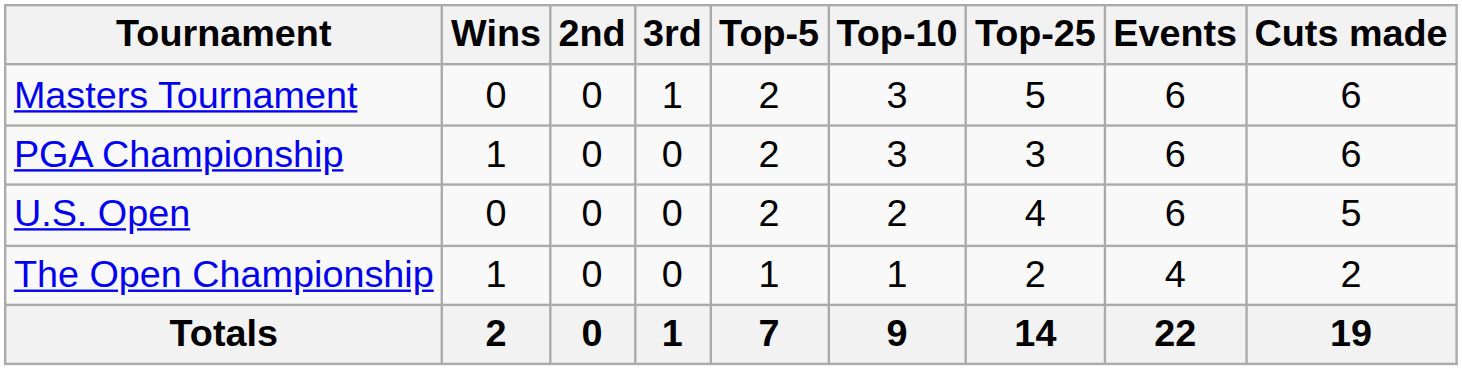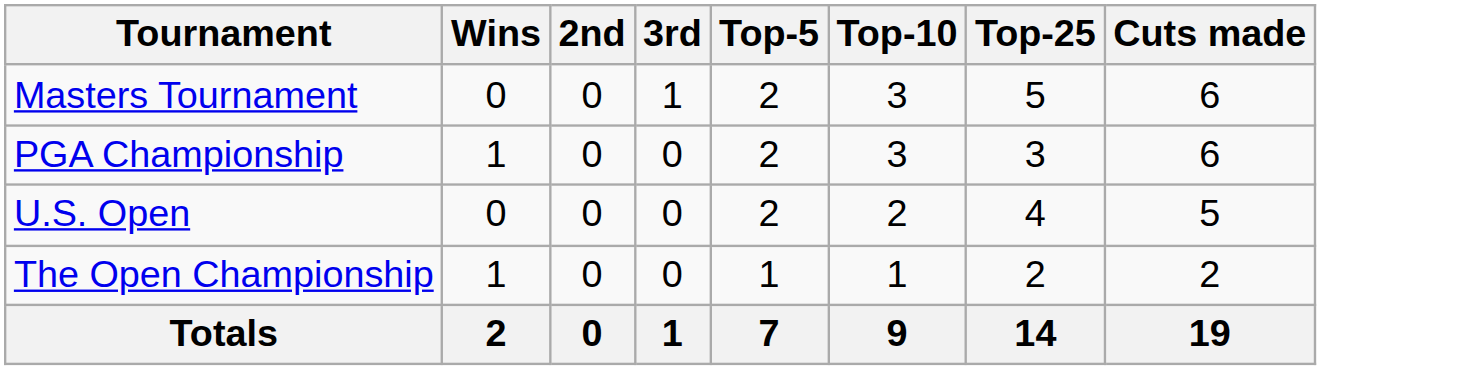- column: (1175, 34)
